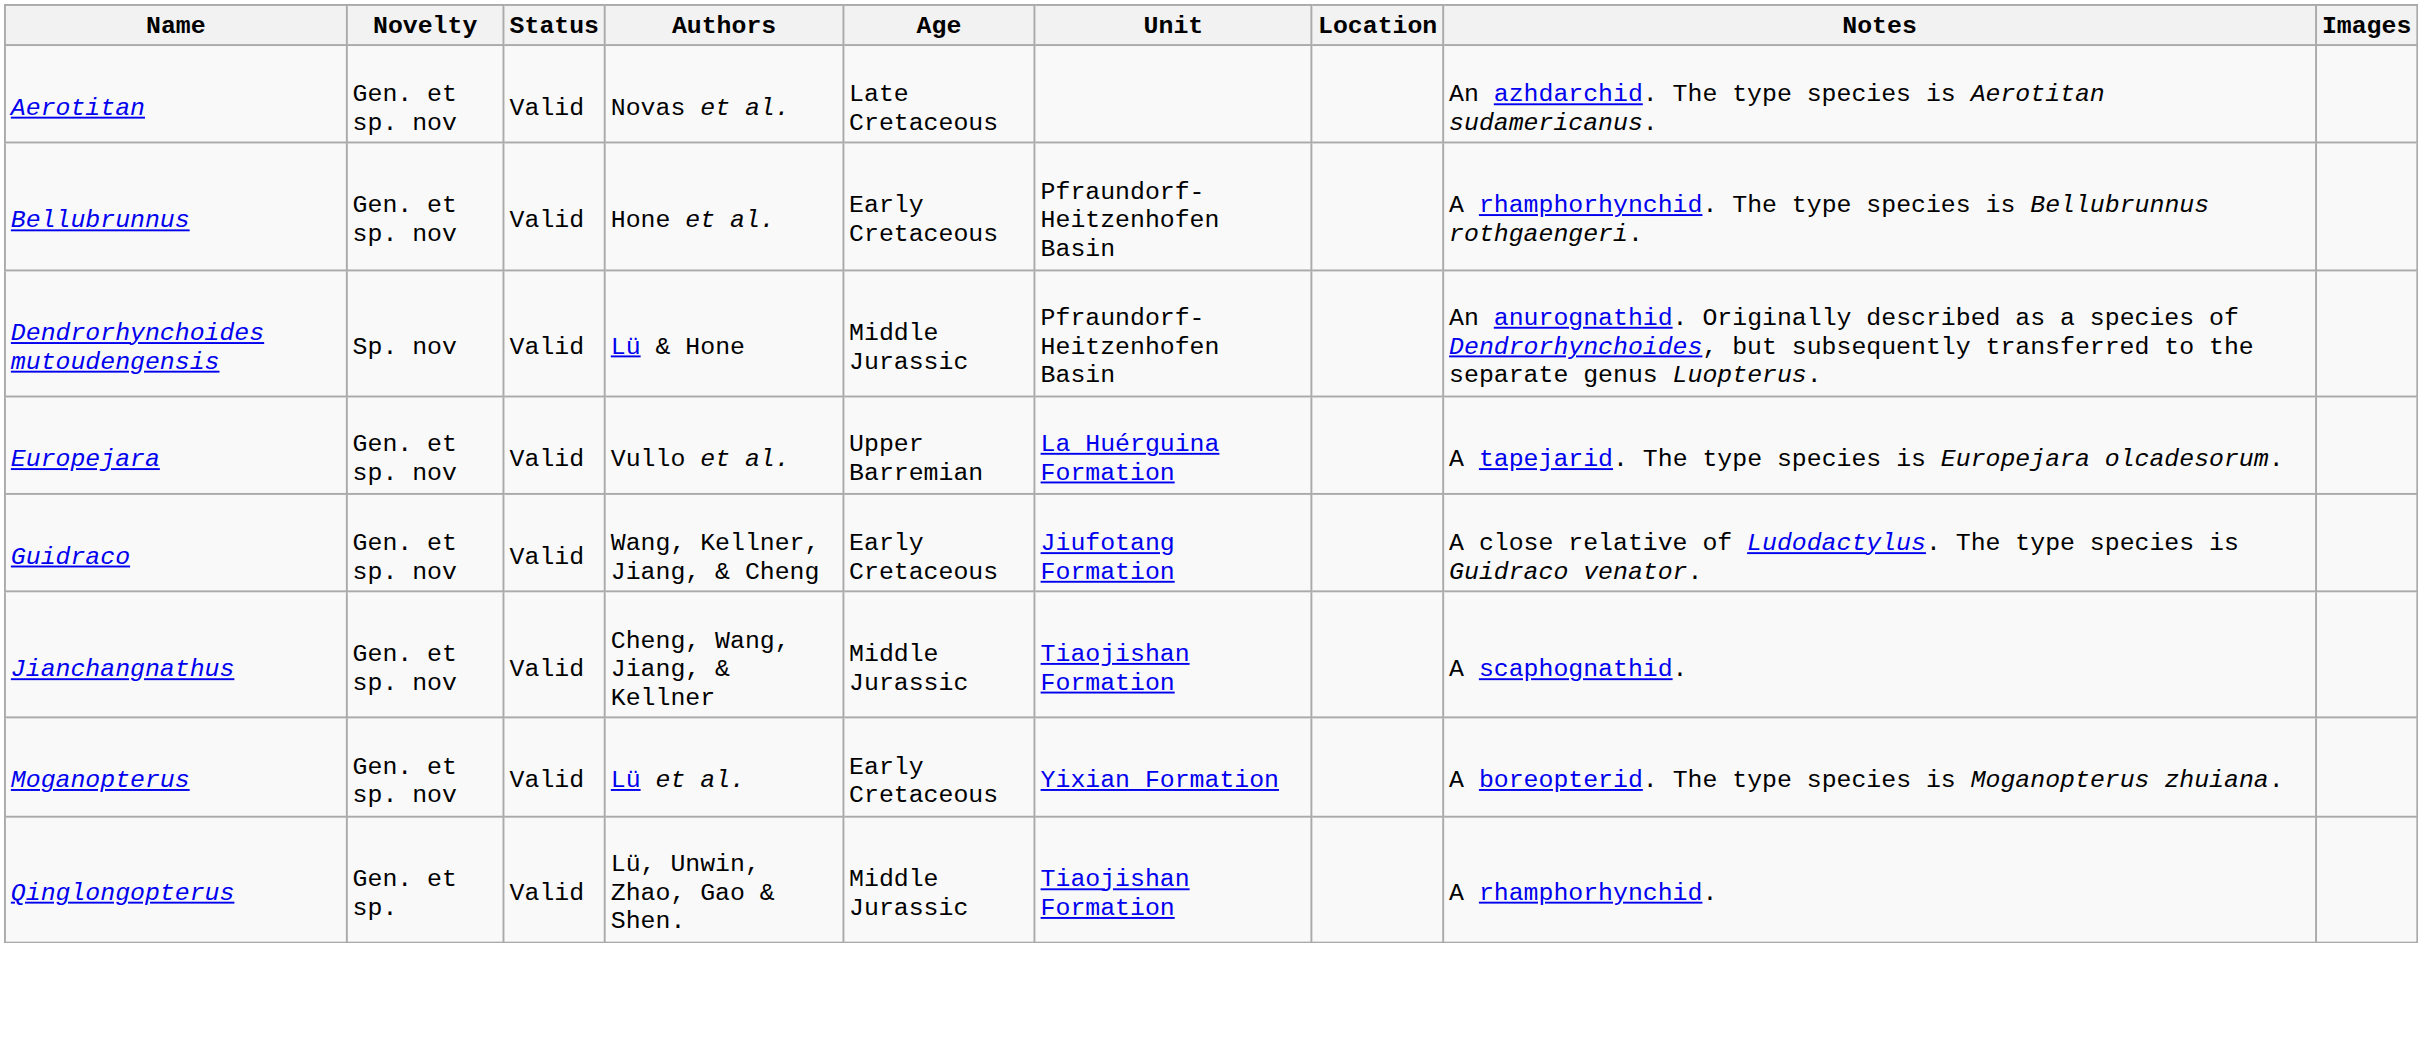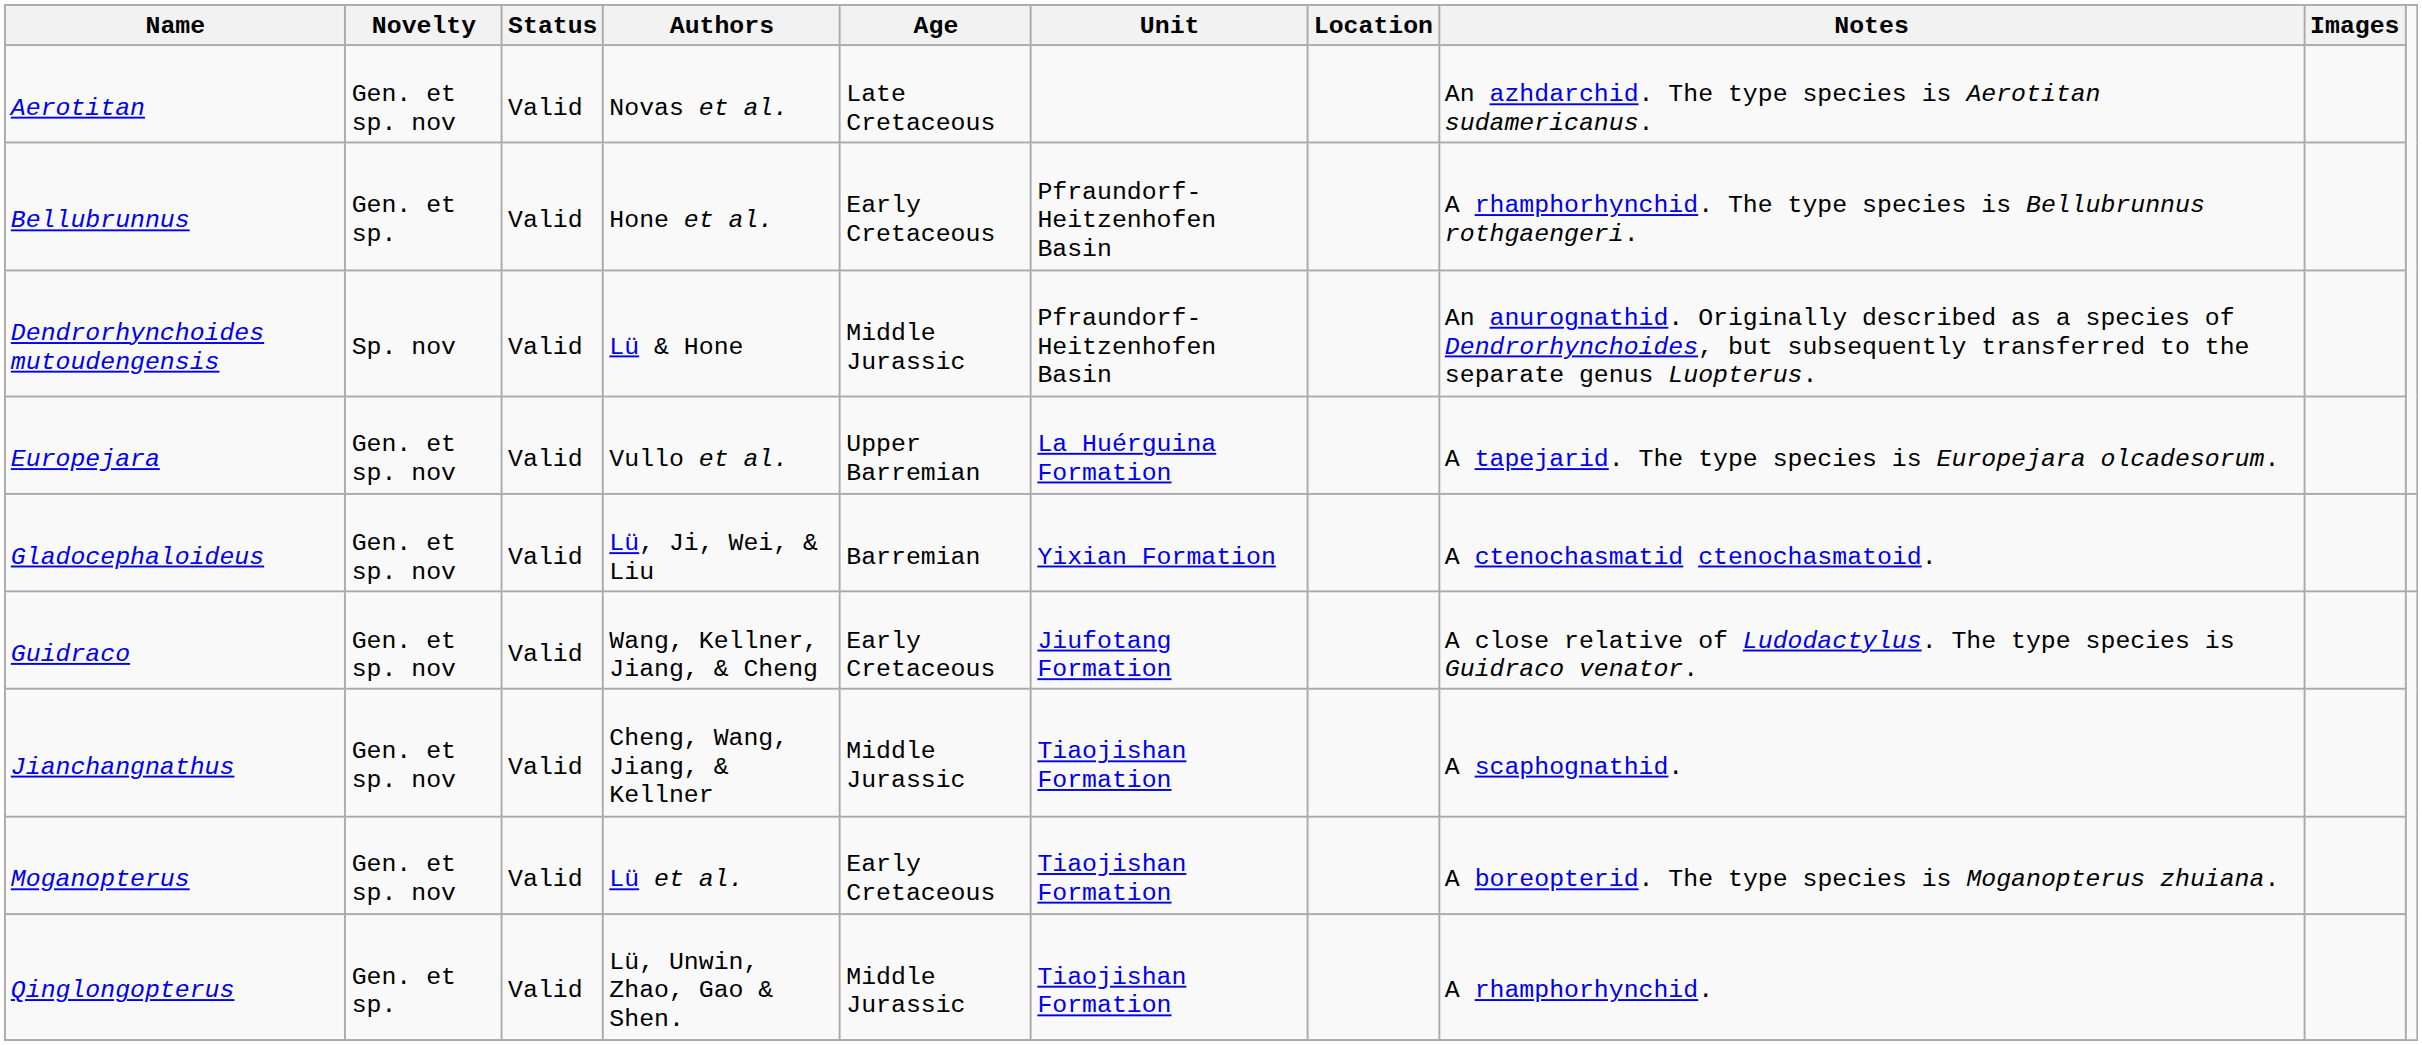(405, 221) Gen. et sp. nov -> (404, 221) Gen. et sp.
+ row: (138, 557)
(1160, 781) Yixian Formation -> (1112, 879) Tiaojishan Formation
